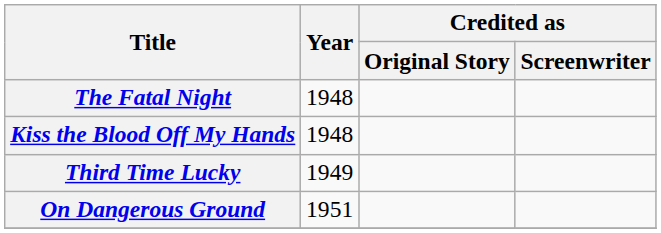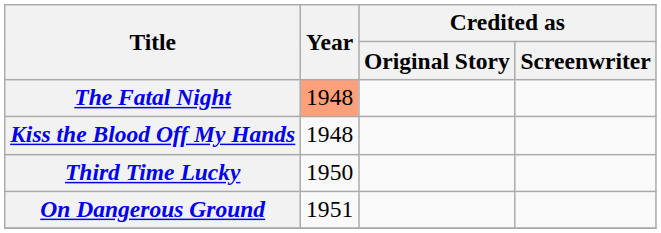(330, 97) no background -> (330, 97) lightsalmon background
(330, 172) 1949 -> (330, 172) 1950
